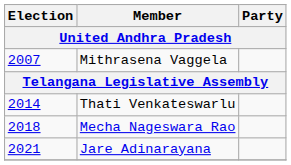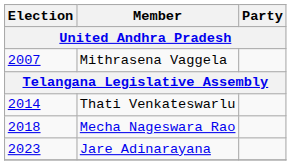(24, 149) 2021 -> (24, 149) 2023
